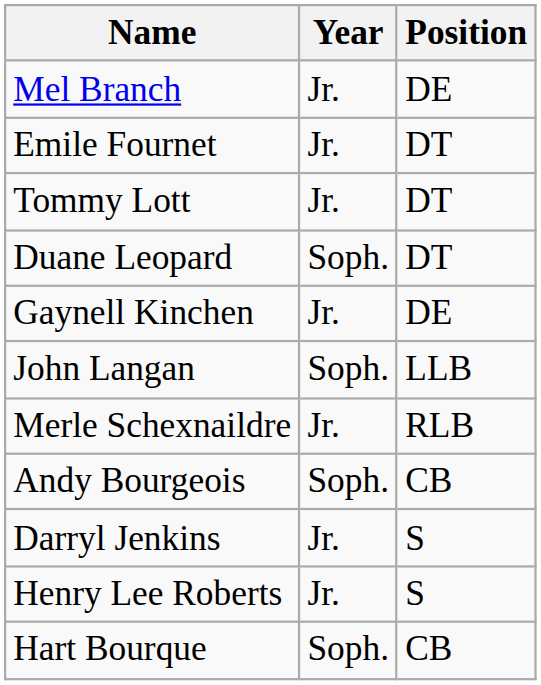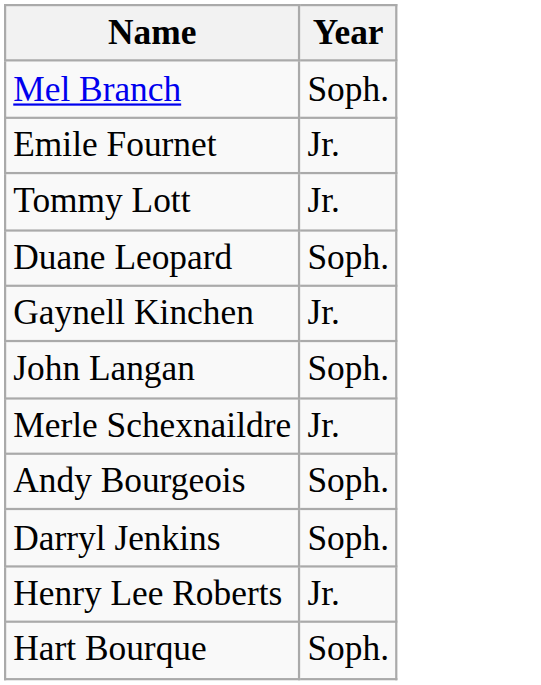- column: (466, 32)
(324, 88) Jr. -> (348, 88) Soph.
(324, 537) Jr. -> (348, 537) Soph.
